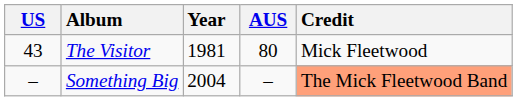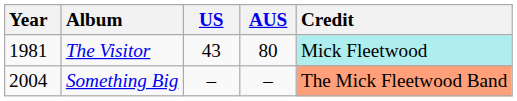columns swapped: (206, 19) <-> (33, 19)
(364, 50) no background -> (364, 50) paleturquoise background
